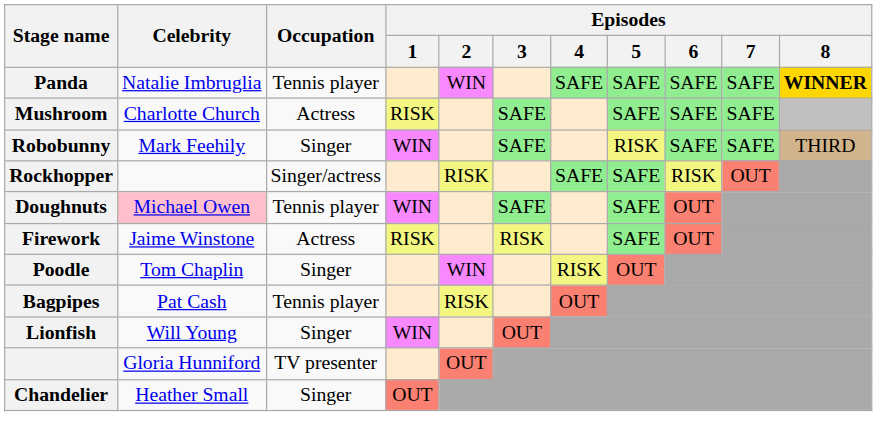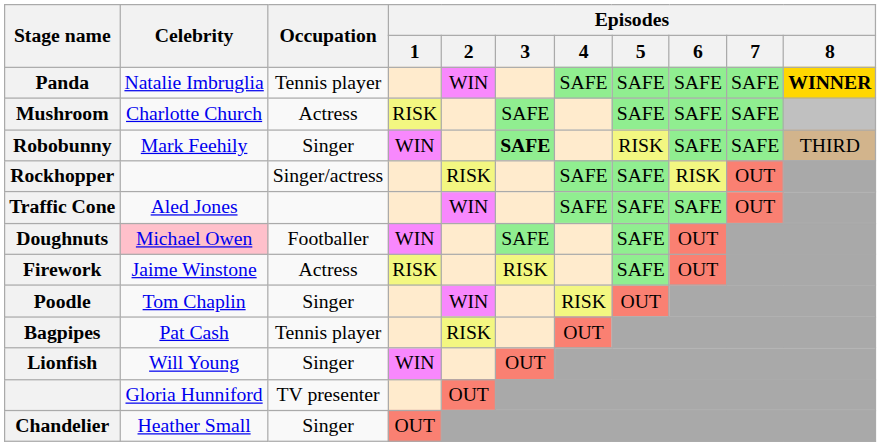(522, 144) normal -> (525, 144) bold
+ row: (62, 207)
(326, 207) Tennis player -> (328, 238) Footballer
